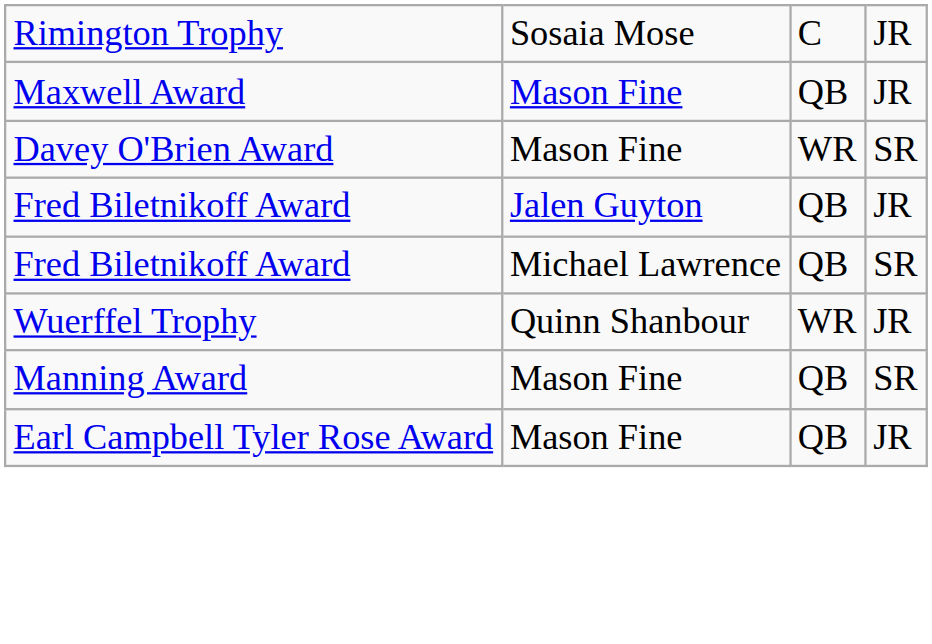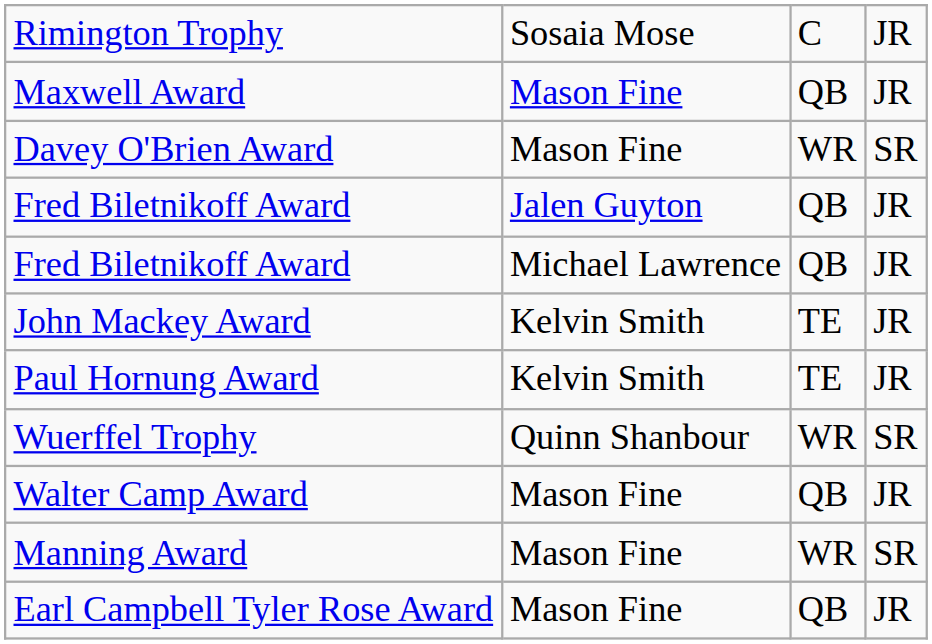(895, 263) SR -> (892, 263) JR
+ row: (162, 321)
+ row: (166, 378)
(892, 321) JR -> (895, 436) SR
+ row: (161, 494)
(823, 378) QB -> (827, 551) WR
